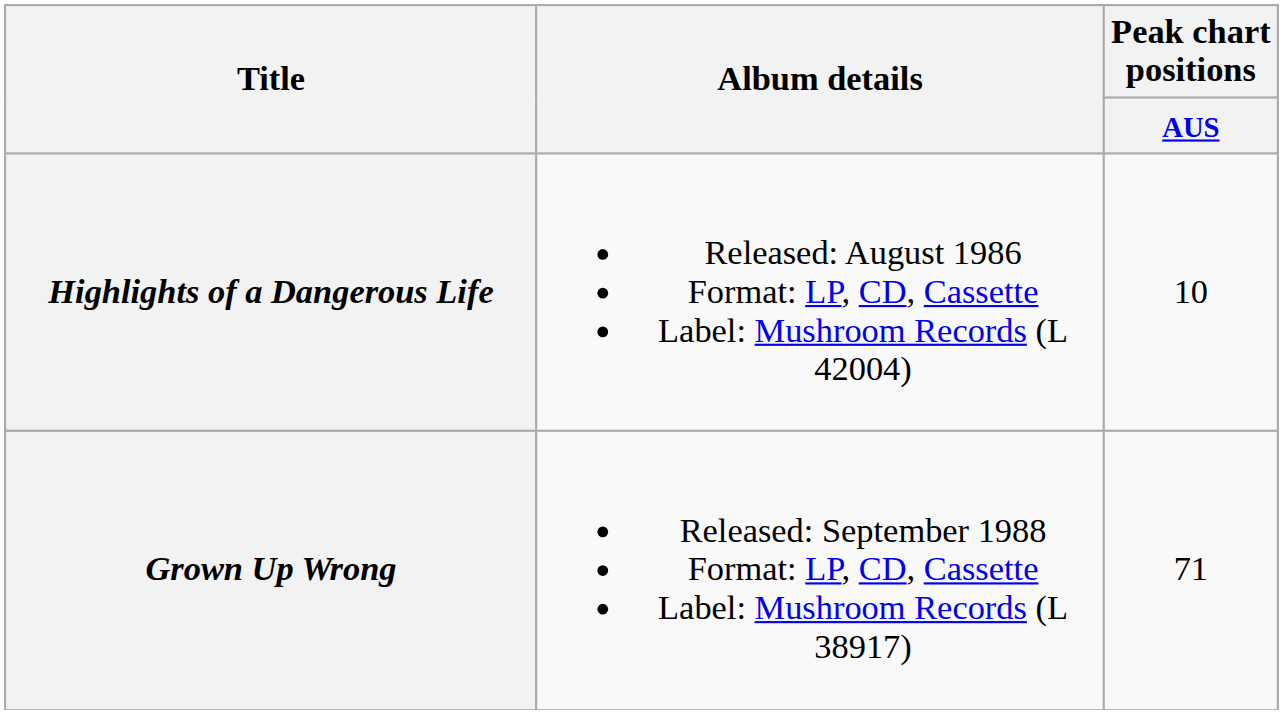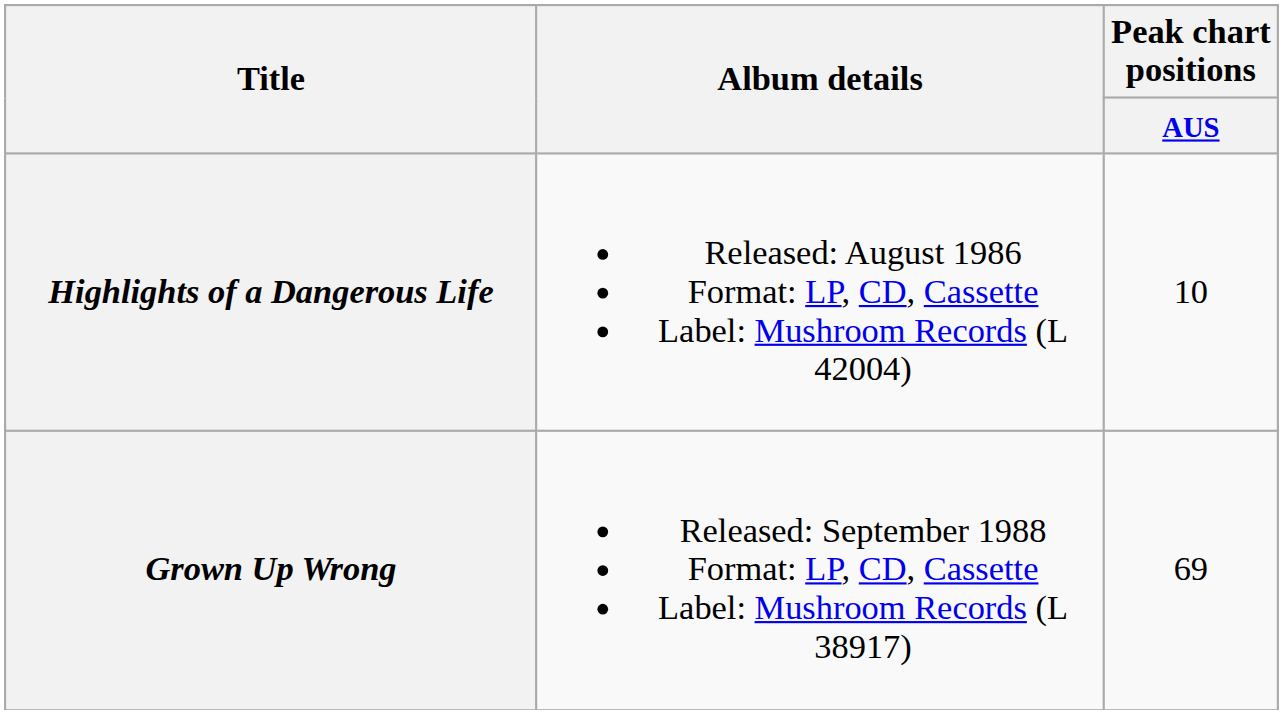(1191, 569) 71 -> (1191, 569) 69
